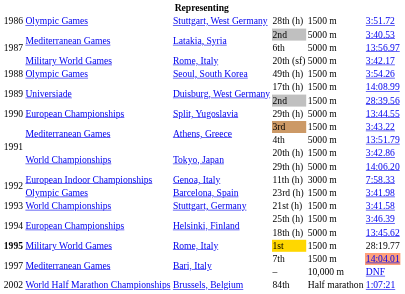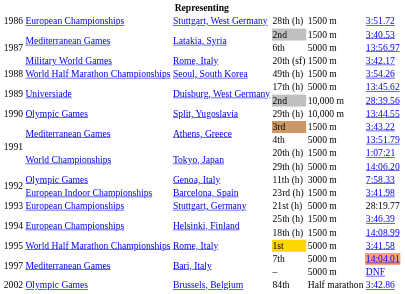(57, 21) Olympic Games -> (75, 21) European Championships
(322, 34) 5000 m -> (322, 34) 1500 m
(322, 61) 5000 m -> (322, 61) 1500 m
(57, 74) Olympic Games -> (98, 74) World Half Marathon Championships
(322, 87) 1500 m -> (322, 87) 5000 m
(383, 87) 14:08.99 -> (383, 87) 13:45.62
(322, 100) 1500 m -> (326, 100) 10,000 m
(75, 114) European Championships -> (57, 114) Olympic Games
(322, 114) 5000 m -> (326, 114) 10,000 m
(380, 153) 3:42.86 -> (381, 153) 1:07:21
(89, 180) European Indoor Championships -> (57, 180) Olympic Games
(57, 193) Olympic Games -> (89, 193) European Indoor Championships
(68, 206) World Championships -> (75, 206) European Championships
(322, 206) 1500 m -> (322, 206) 5000 m
(380, 206) 3:41.58 -> (383, 206) 28:19.77
(322, 232) 5000 m -> (322, 232) 1500 m
(383, 232) 13:45.62 -> (383, 232) 14:08.99
(13, 246) bold -> (13, 246) normal
(69, 246) Military World Games -> (98, 246) World Half Marathon Championships
(322, 246) 1500 m -> (322, 246) 5000 m
(383, 246) 28:19.77 -> (380, 246) 3:41.58
(322, 259) 1500 m -> (322, 259) 5000 m
(326, 272) 10,000 m -> (322, 272) 5000 m
(98, 285) World Half Marathon Championships -> (57, 285) Olympic Games
(381, 285) 1:07:21 -> (380, 285) 3:42.86
